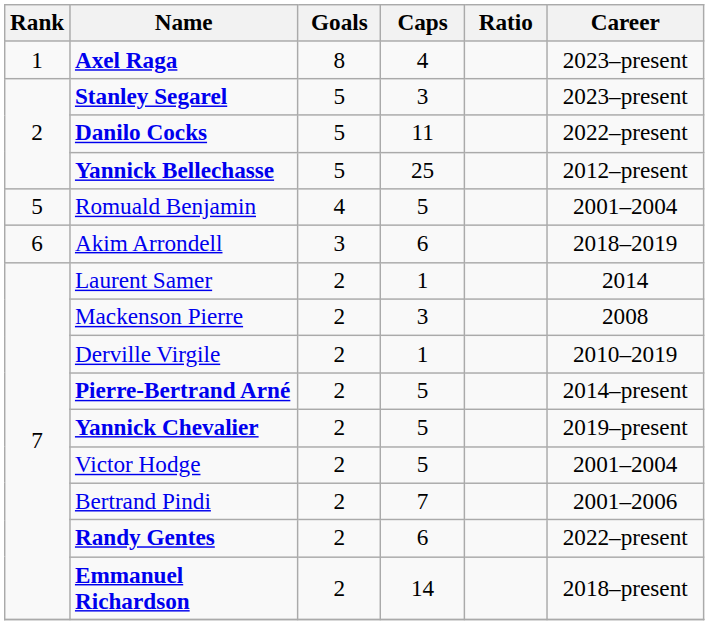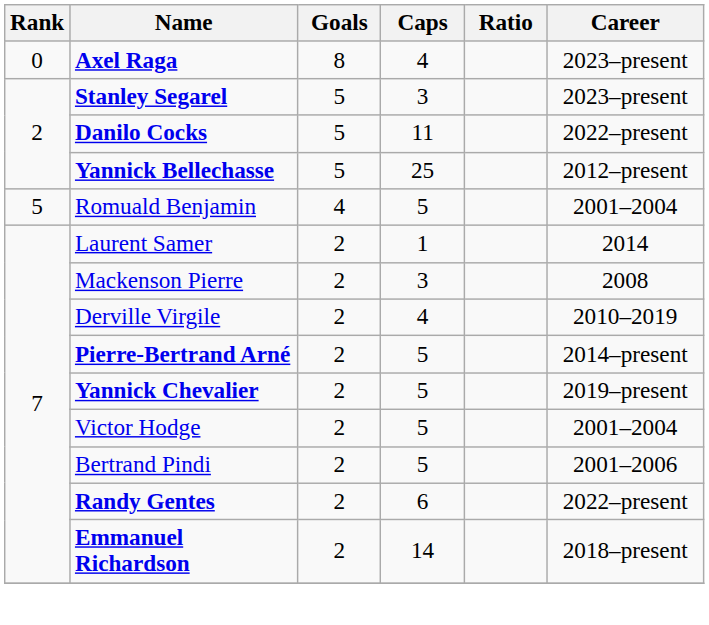(37, 59) 1 -> (37, 59) 0
- row: (149, 243)
(423, 354) 1 -> (423, 317) 4
(423, 501) 7 -> (423, 464) 5
